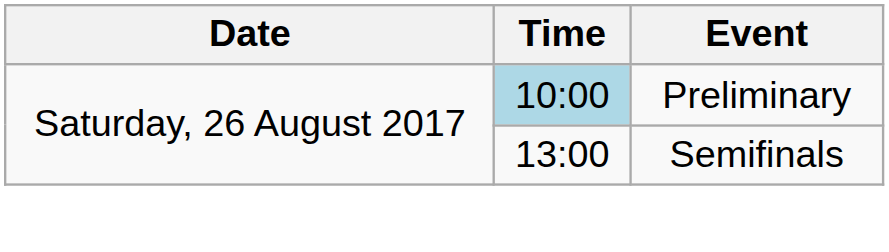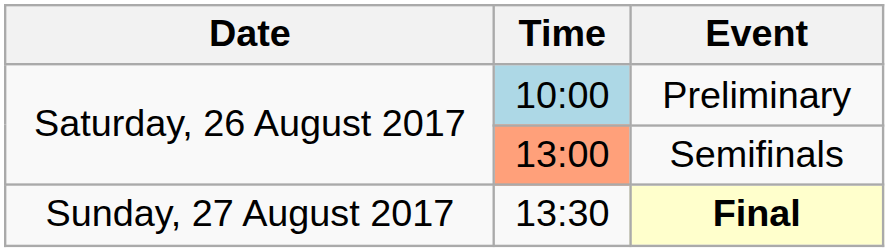(562, 154) no background -> (562, 154) lightsalmon background
+ row: (757, 214)
